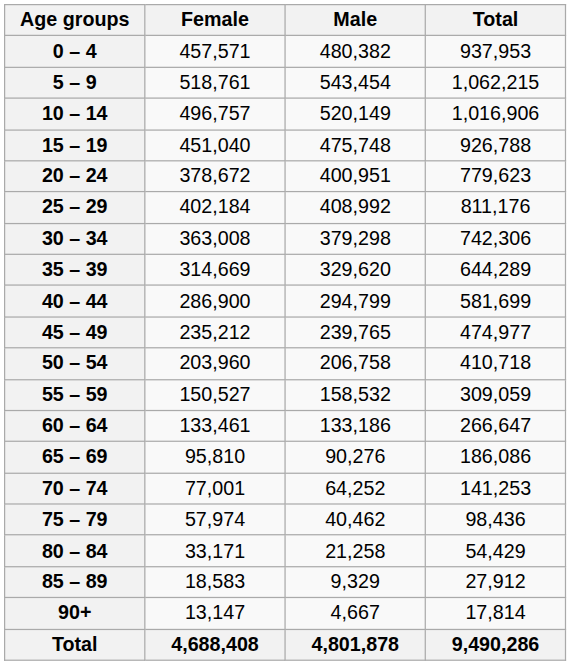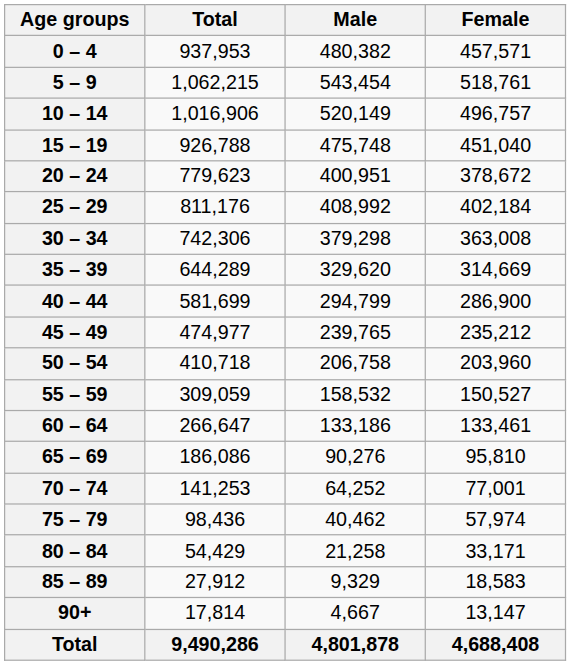columns swapped: (496, 20) <-> (215, 20)
